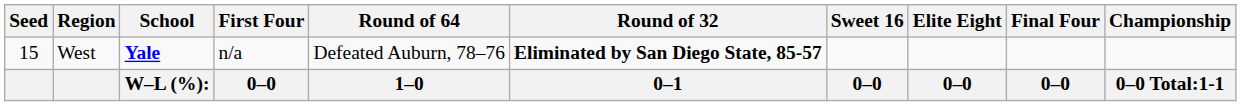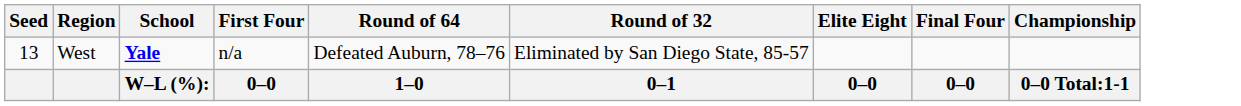- column: (867, 20)
(29, 52) 15 -> (29, 52) 13
(668, 52) bold -> (661, 52) normal
